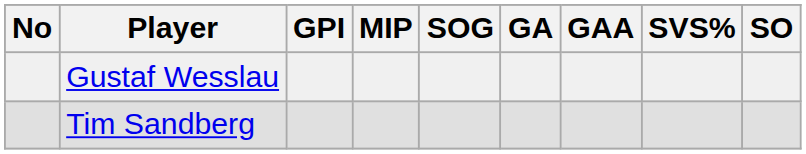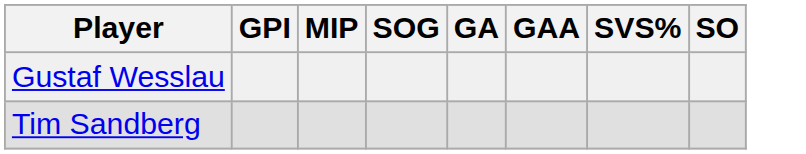- column: (32, 28)
